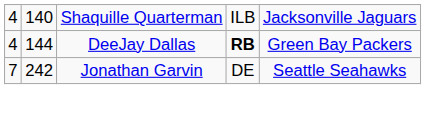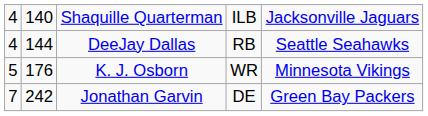(243, 44) bold -> (244, 44) normal
(340, 44) Green Bay Packers -> (342, 44) Seattle Seahawks
+ row: (142, 70)
(340, 70) Seattle Seahawks -> (342, 96) Green Bay Packers
